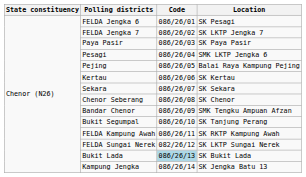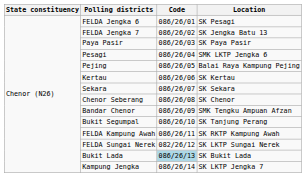(231, 32) SK LKTP Jengka 7 -> (233, 32) SK Jengka Batu 13
(233, 167) SK Jengka Batu 13 -> (231, 167) SK LKTP Jengka 7
